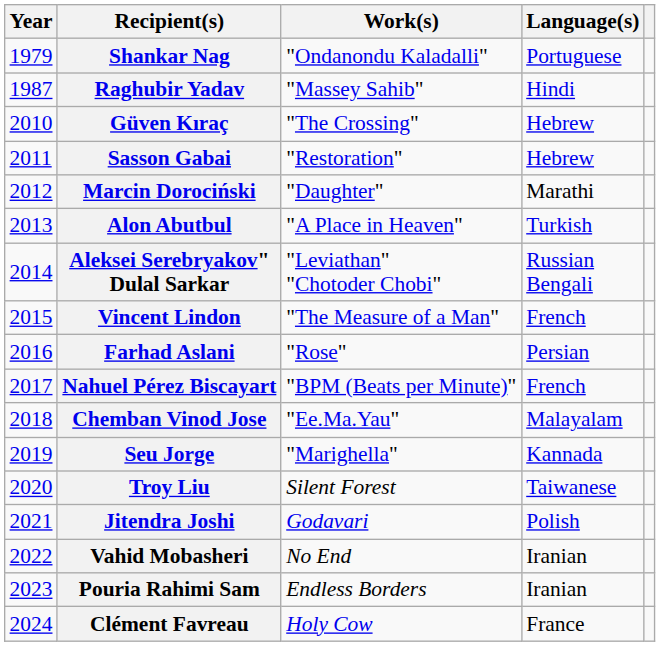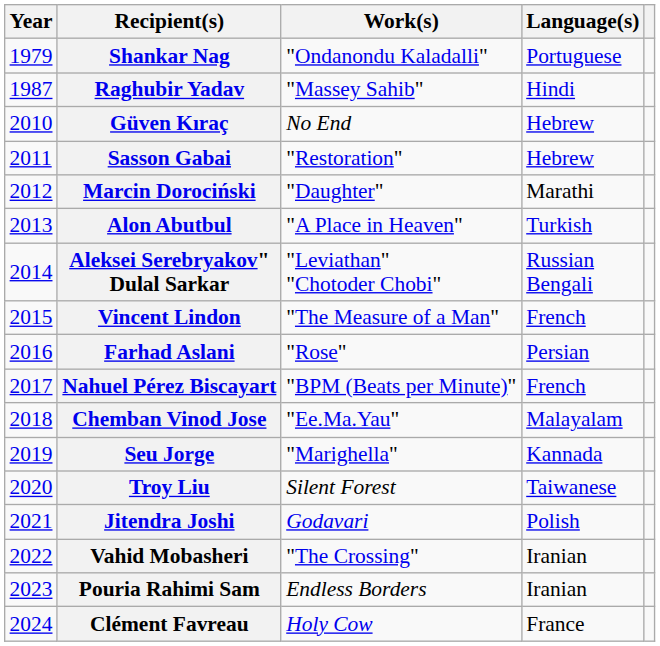(352, 123) "The Crossing" -> (319, 123) No End
(319, 555) No End -> (352, 555) "The Crossing"
